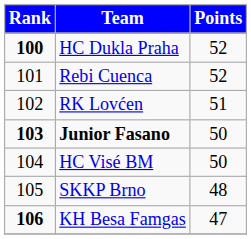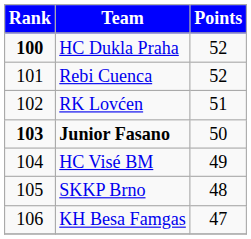(218, 162) 50 -> (218, 162) 49
(30, 219) bold -> (30, 219) normal
